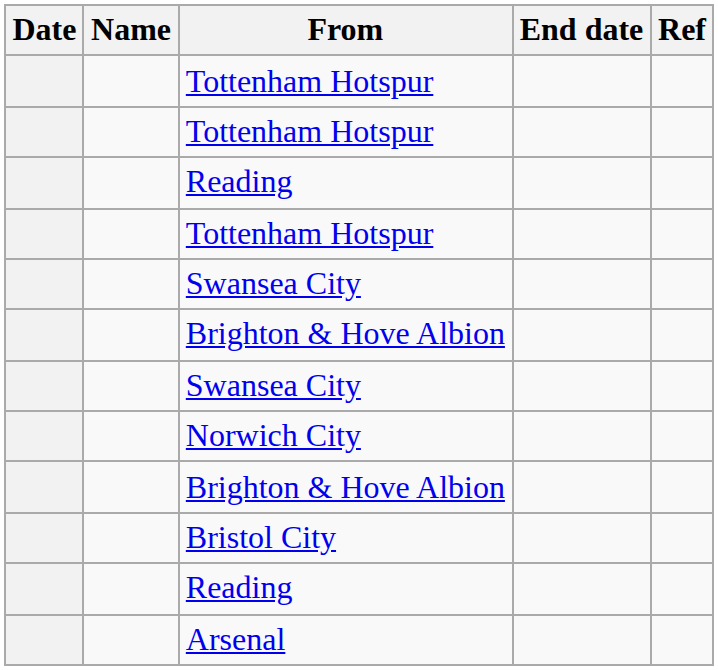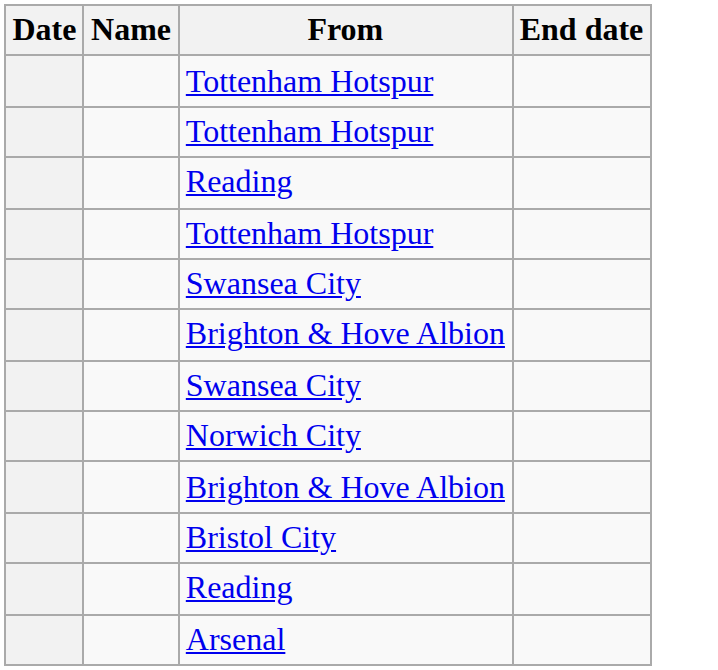- column: (682, 29)
